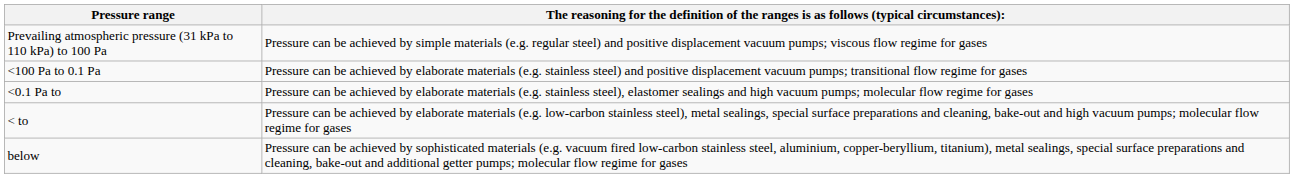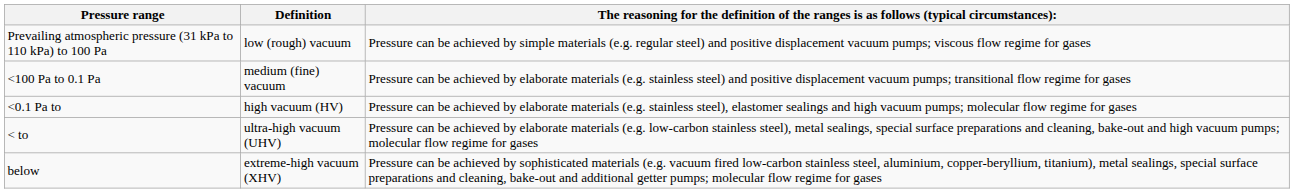+ column: (303, 14)
